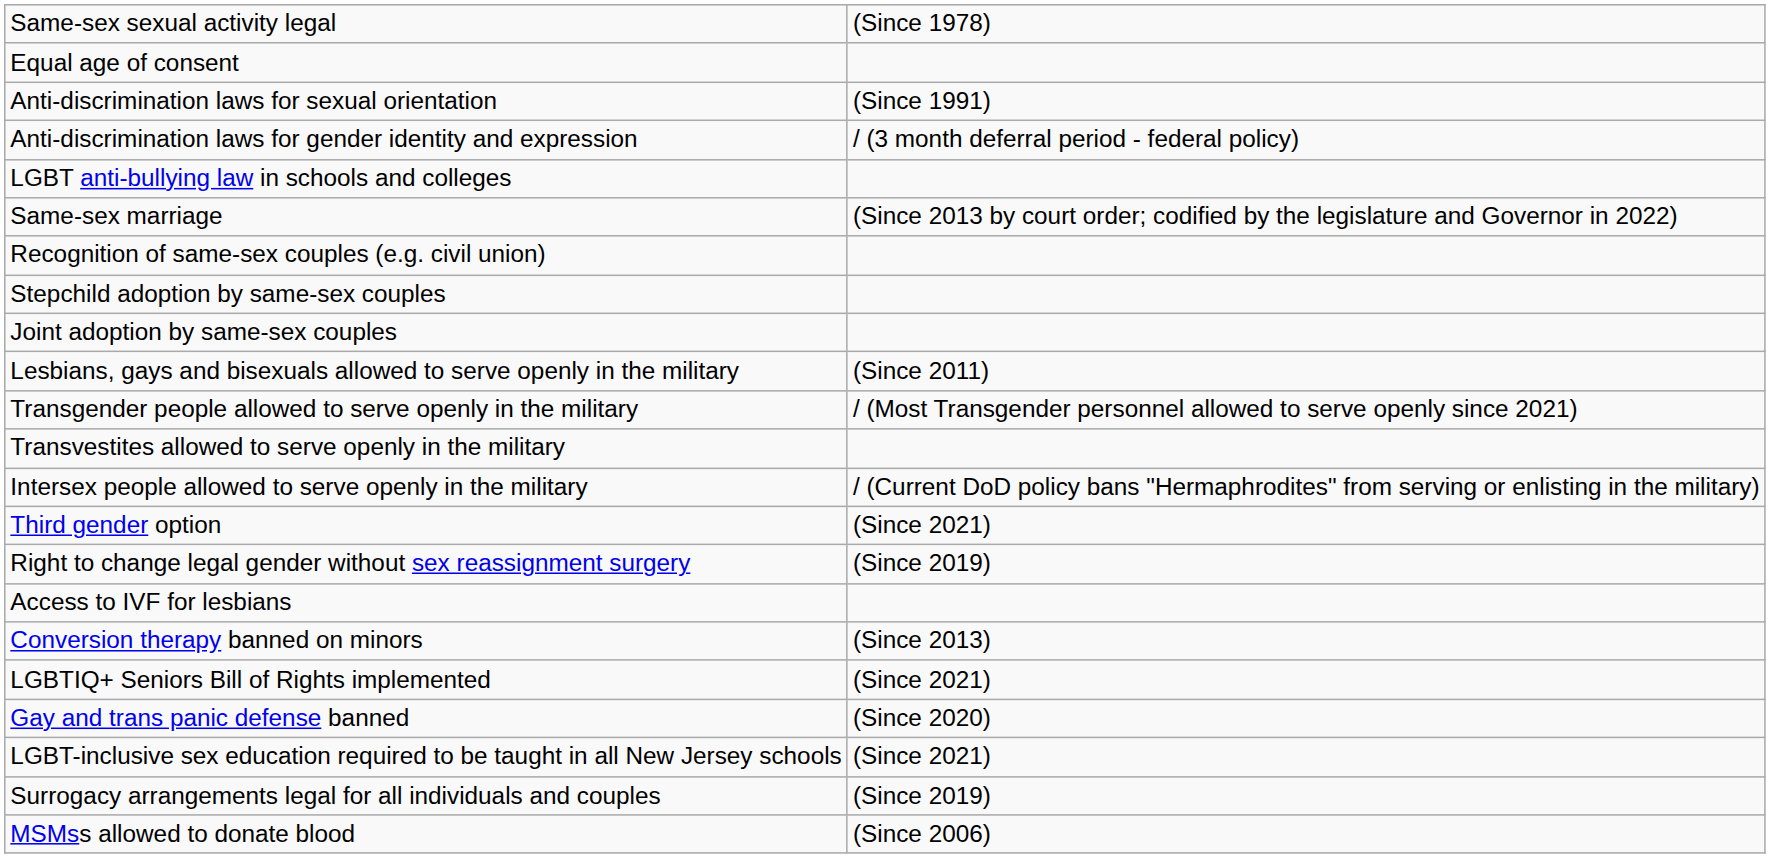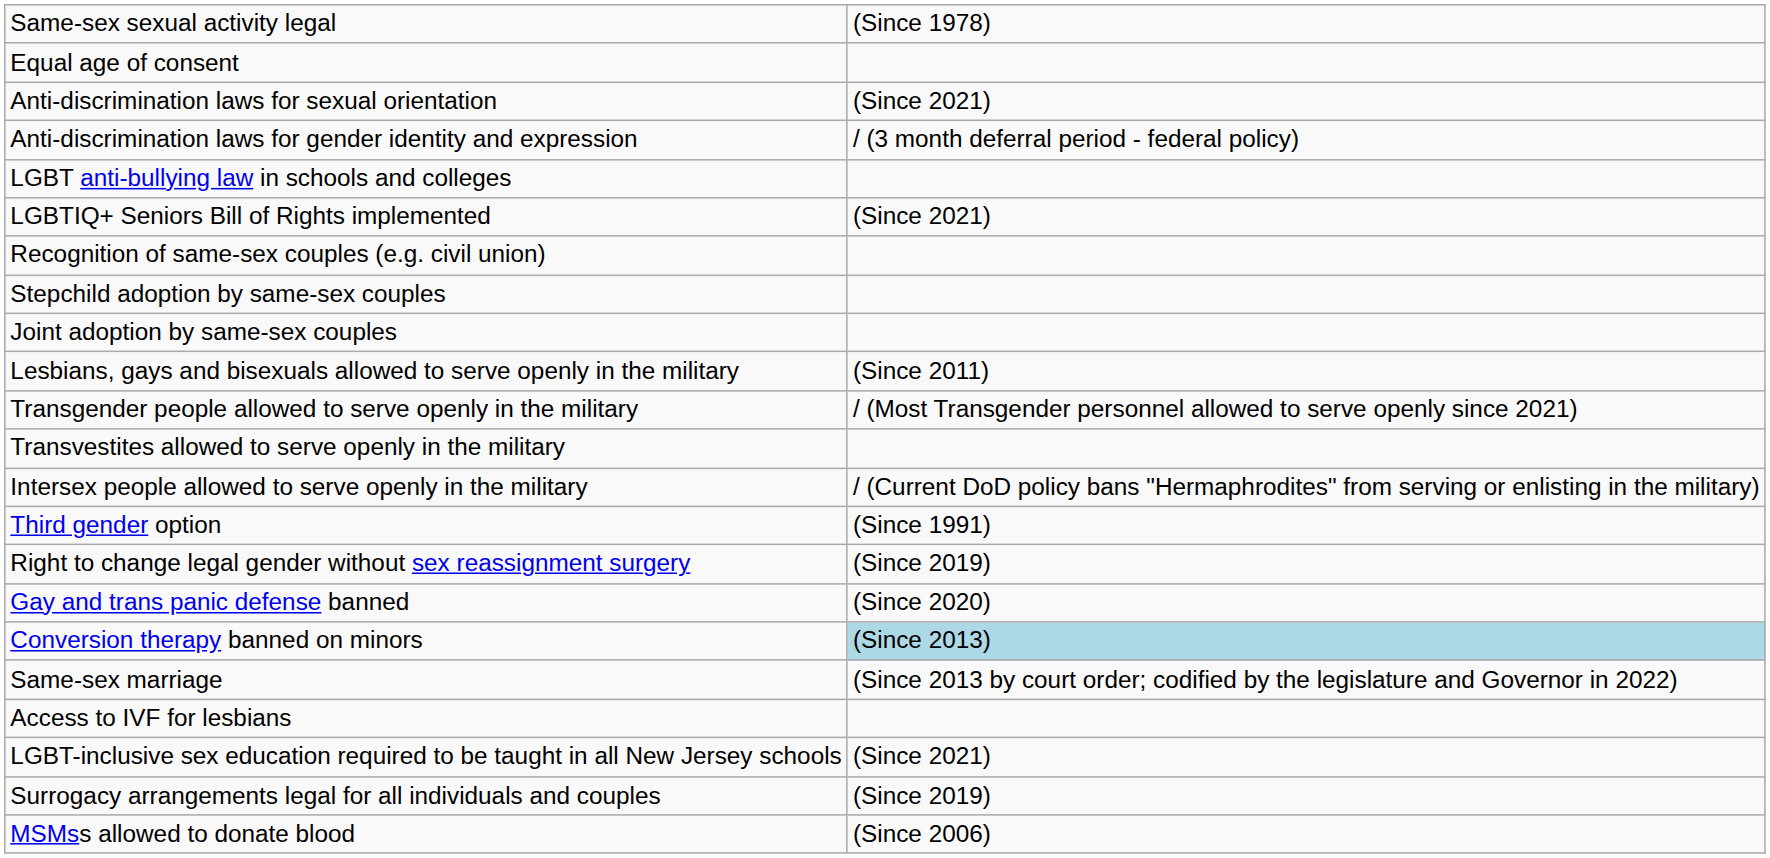(922, 100) (Since 1991) -> (922, 100) (Since 2021)
rows swapped: (116, 216) <-> (251, 679)
(922, 525) (Since 2021) -> (922, 525) (Since 1991)
rows swapped: (210, 718) <-> (151, 602)
(922, 640) no background -> (922, 640) lightblue background
